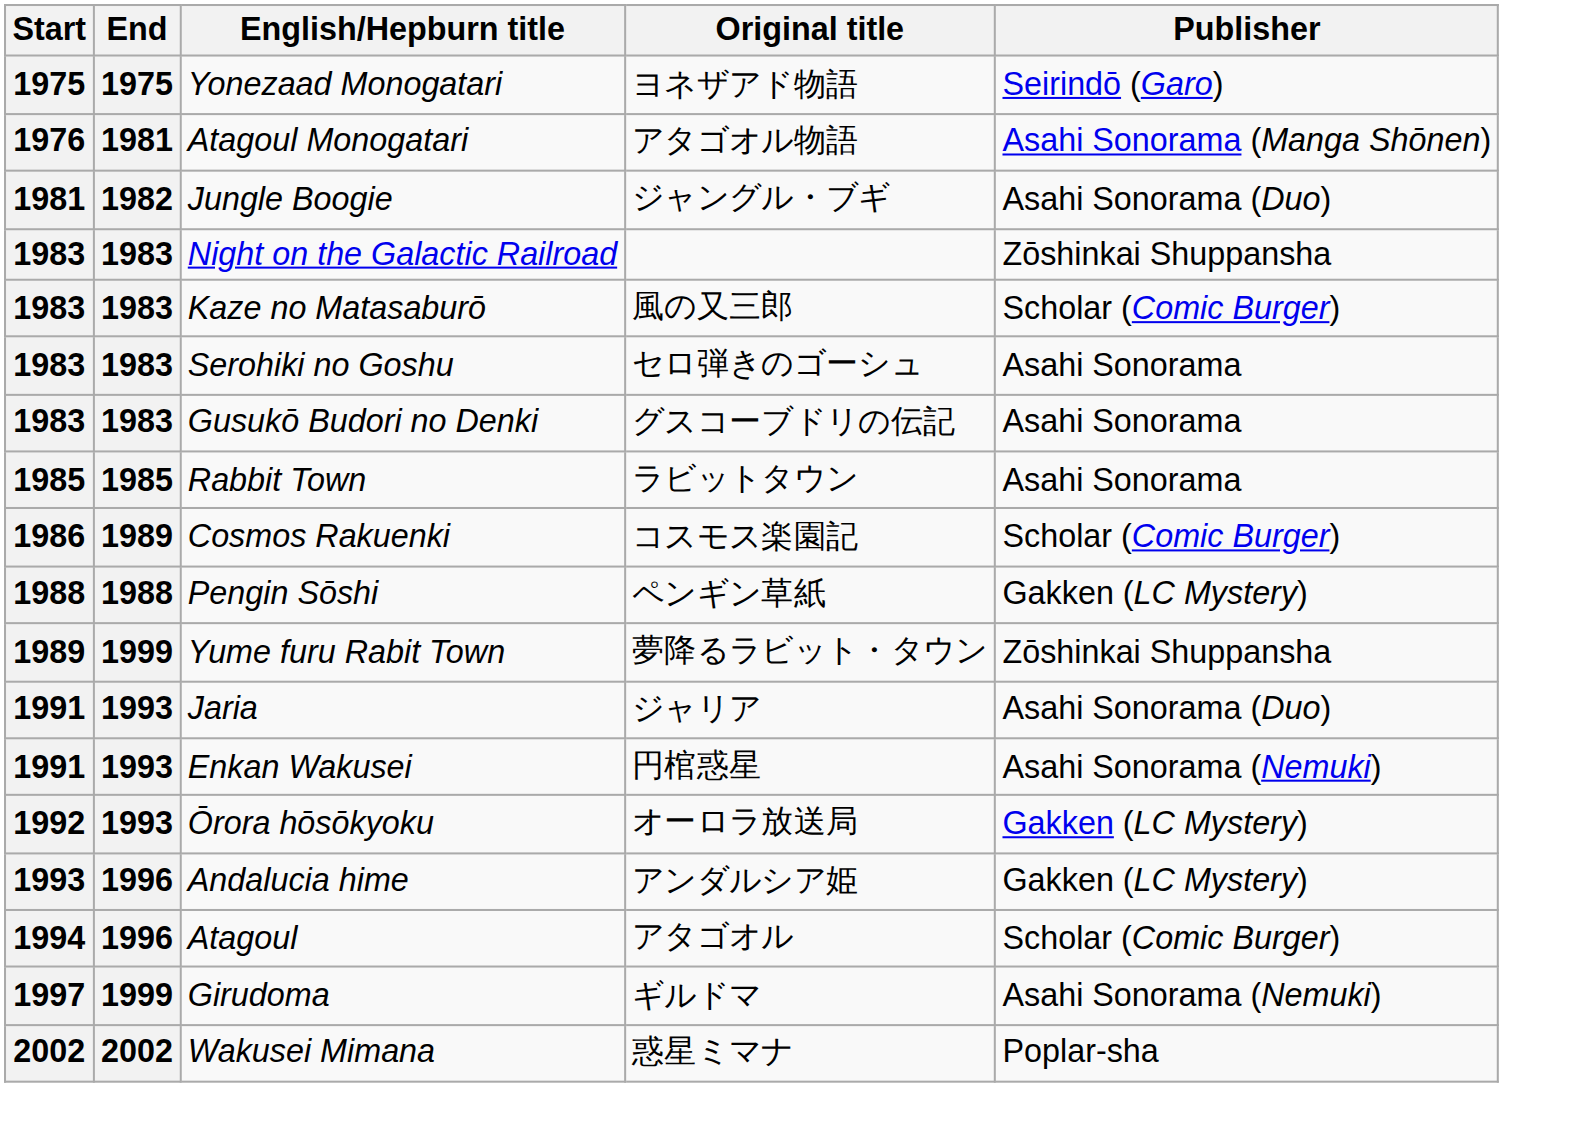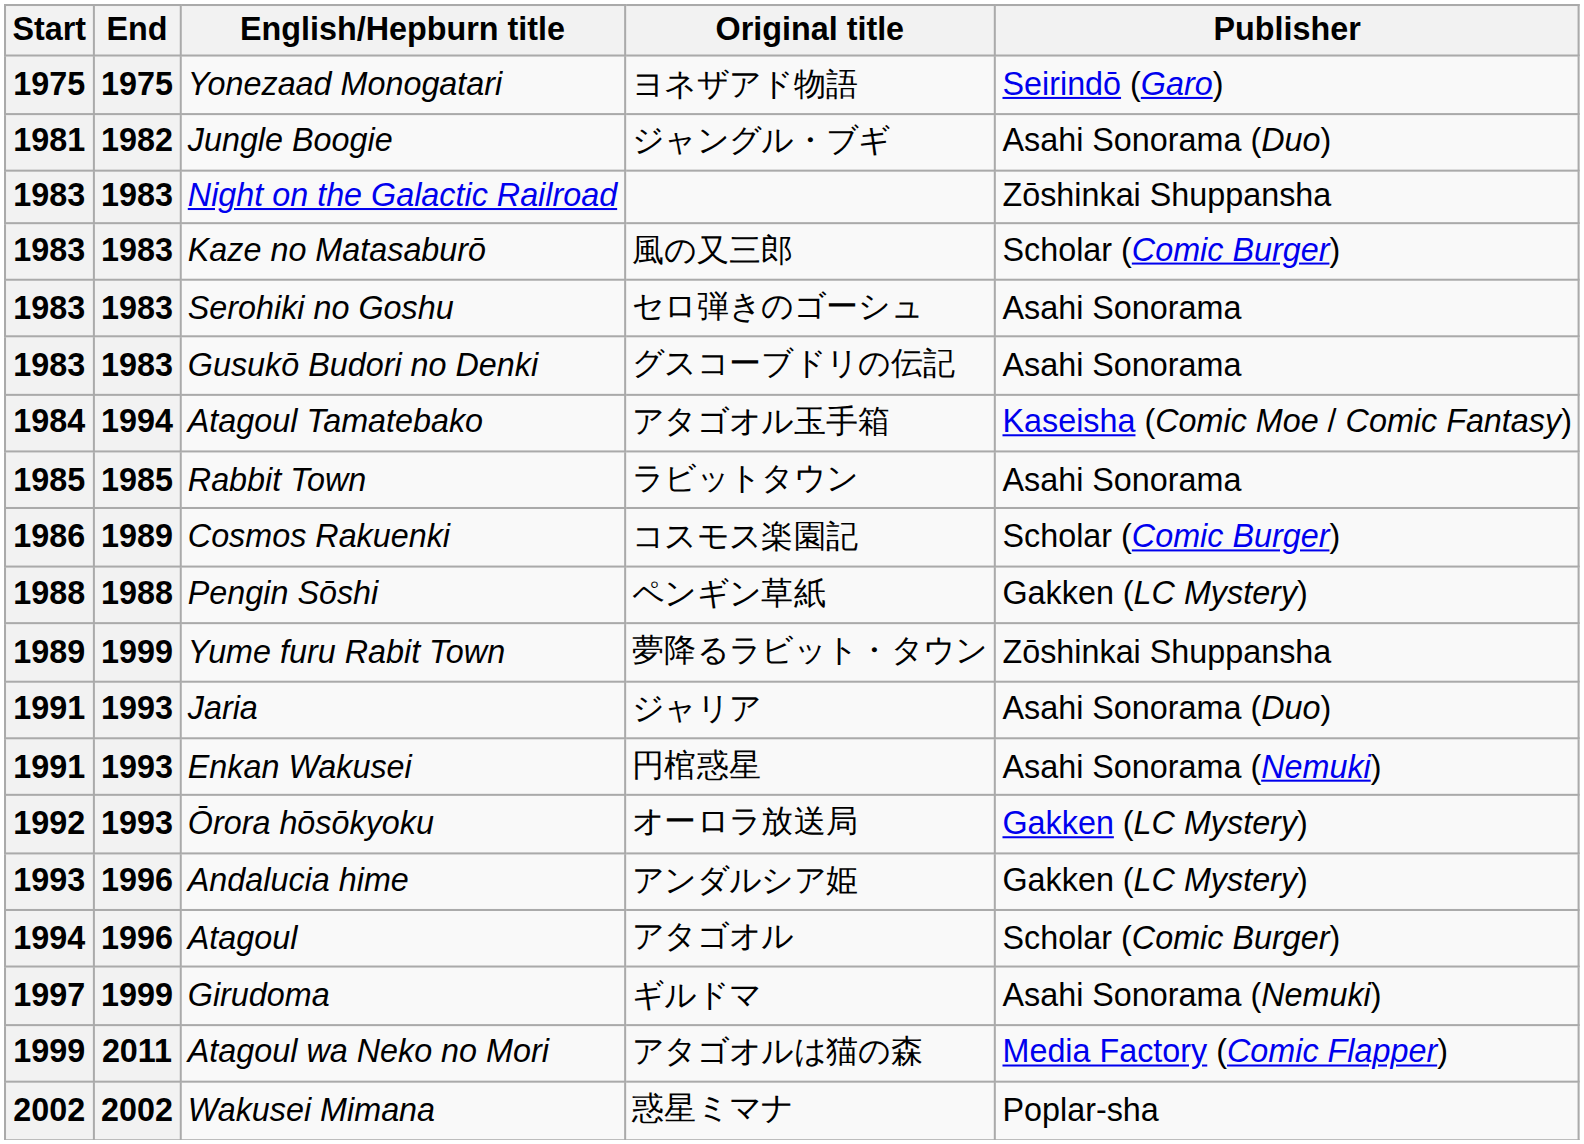- row: (328, 141)
+ row: (335, 422)
+ row: (368, 1052)
